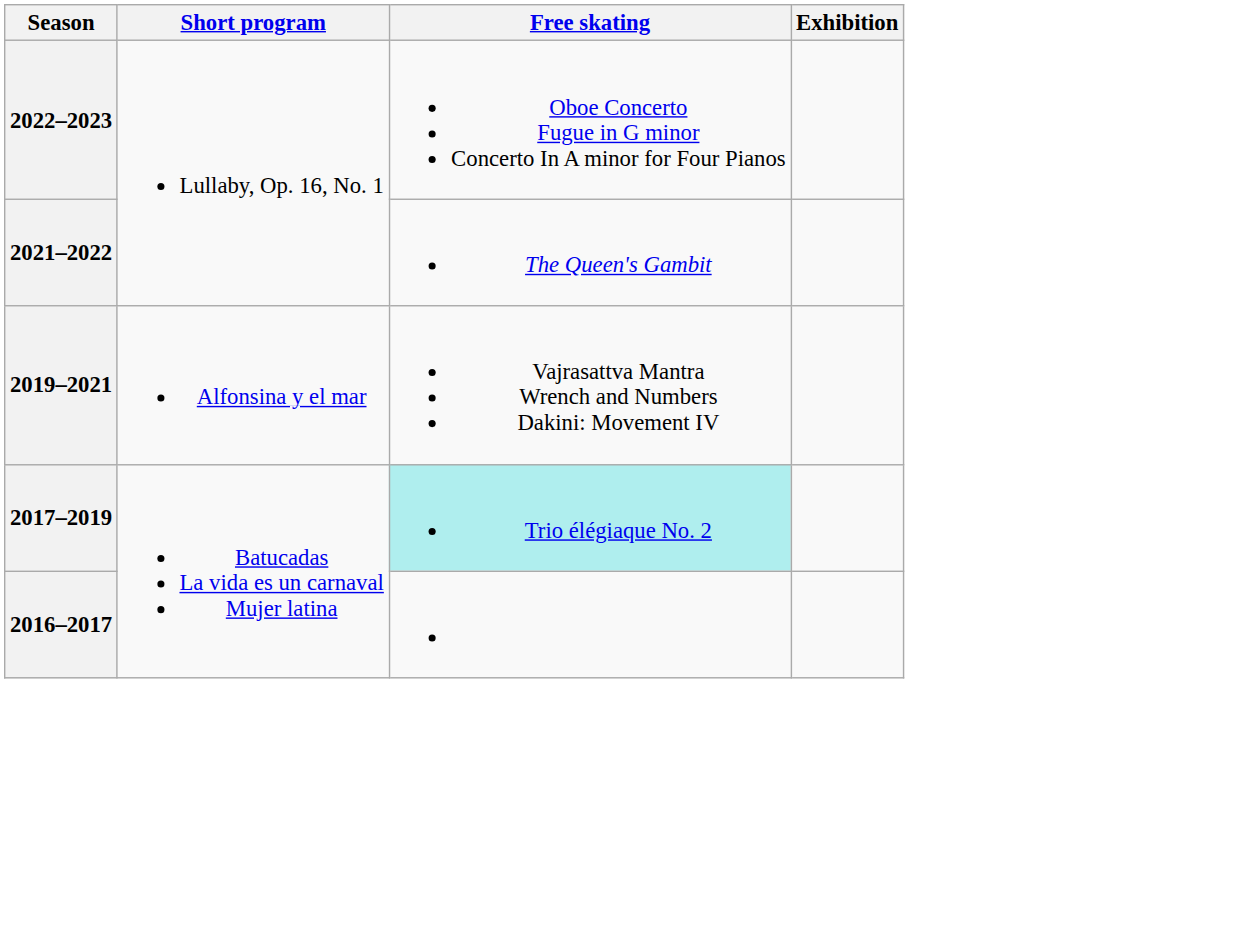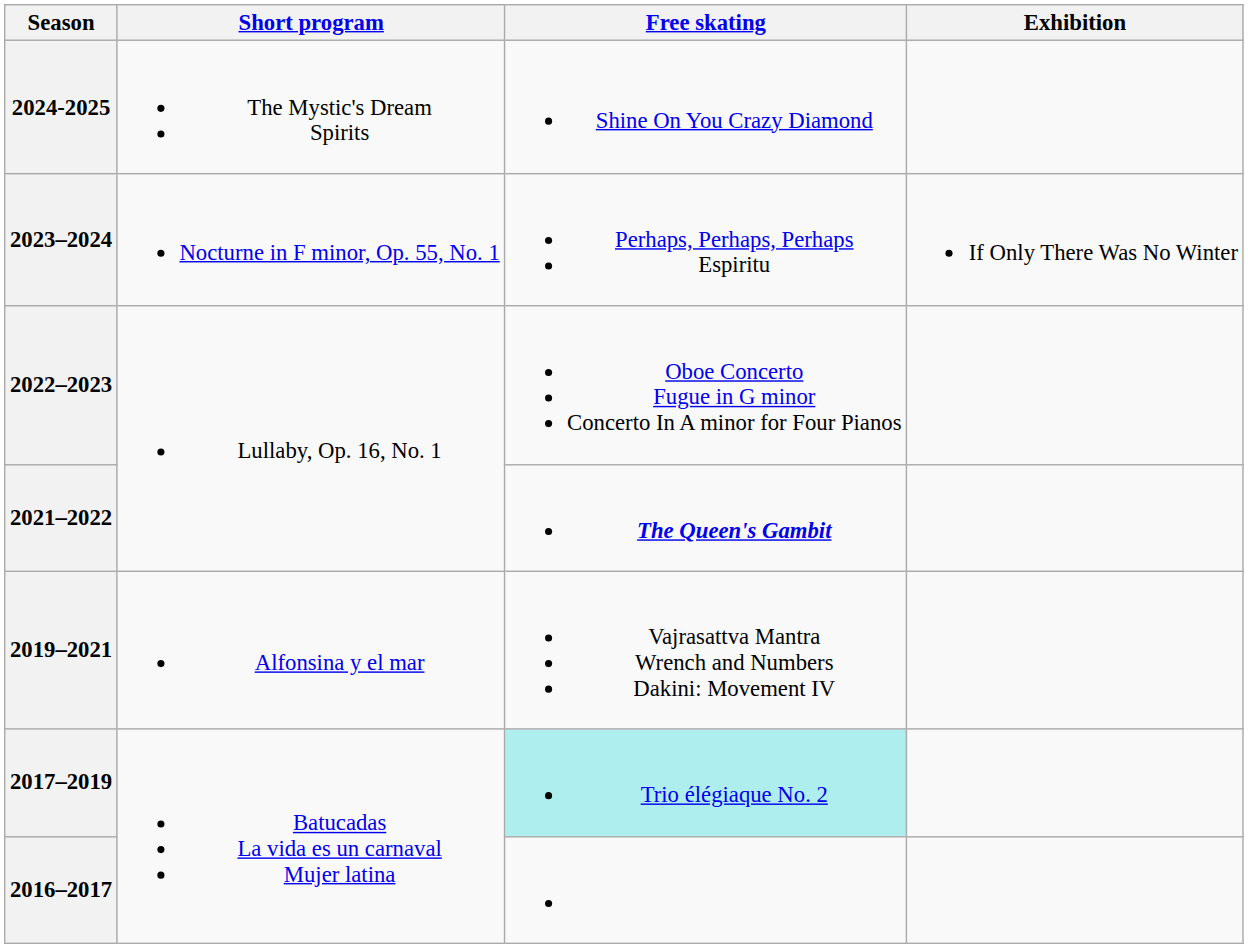+ row: (61, 106)
+ row: (61, 239)
(590, 265) normal -> (706, 530) bold
